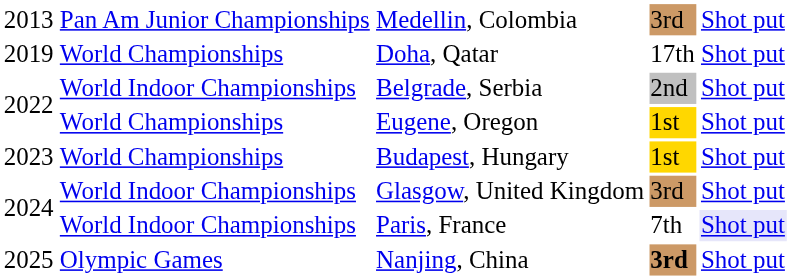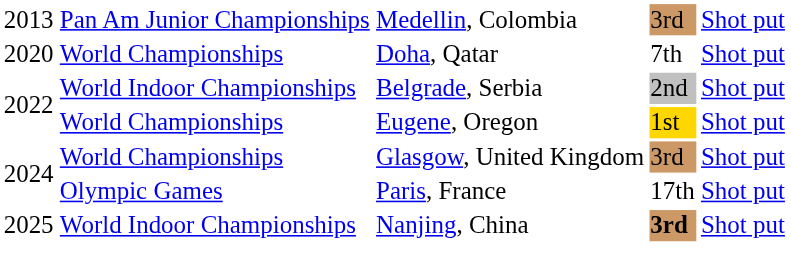(29, 53) 2019 -> (29, 53) 2020
(673, 53) 17th -> (666, 53) 7th
- row: (472, 156)
(208, 191) World Indoor Championships -> (172, 156) World Championships
(208, 225) World Indoor Championships -> (141, 191) Olympic Games
(666, 225) 7th -> (673, 191) 17th
(743, 225) lavender background -> (743, 191) no background
(141, 259) Olympic Games -> (208, 225) World Indoor Championships
